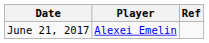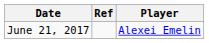columns swapped: (136, 13) <-> (191, 13)
